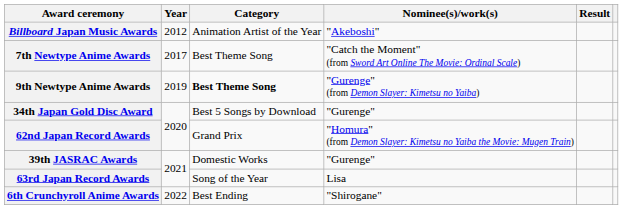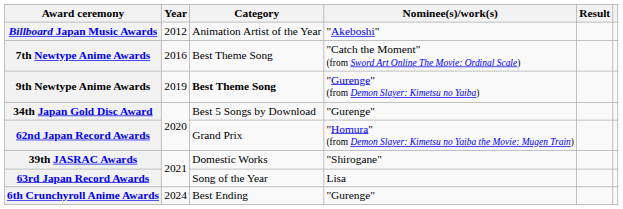(176, 55) 2017 -> (176, 55) 2016
(351, 159) "Gurenge" -> (354, 159) "Shirogane"
(176, 195) 2022 -> (176, 195) 2024
(354, 195) "Shirogane" -> (351, 195) "Gurenge"
